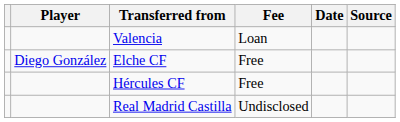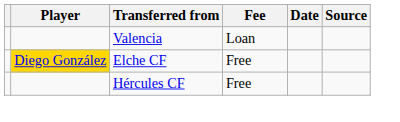(60, 60) no background -> (60, 60) gold background
- row: (172, 106)
